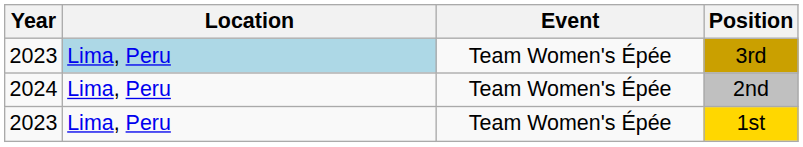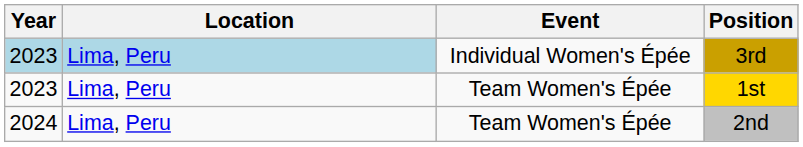(33, 55) no background -> (33, 55) lightblue background
(570, 55) Team Women's Épée -> (570, 55) Individual Women's Épée
rows swapped: (751, 123) <-> (751, 89)
